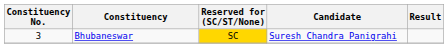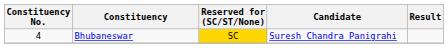(38, 36) 3 -> (38, 36) 4
